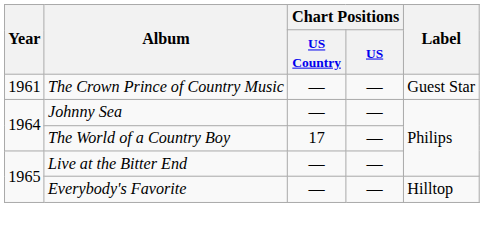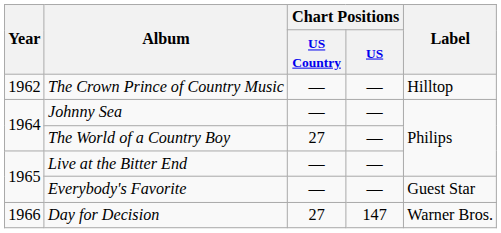(24, 86) 1961 -> (24, 86) 1962
(441, 86) Guest Star -> (430, 86) Hilltop
(317, 138) 17 -> (317, 138) 27
(430, 189) Hilltop -> (441, 189) Guest Star
+ row: (104, 214)
